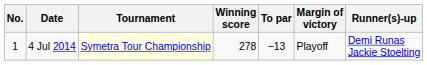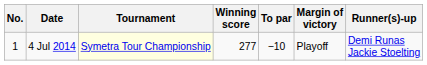(248, 46) 278 -> (248, 46) 277
(276, 46) −13 -> (276, 46) −10
